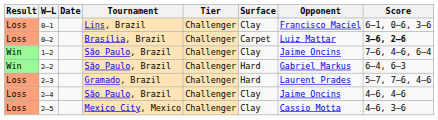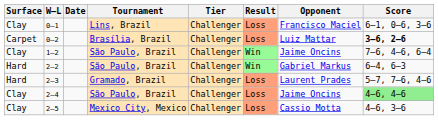columns swapped: (22, 11) <-> (258, 11)
(386, 94) no background -> (386, 94) lightgreen background
